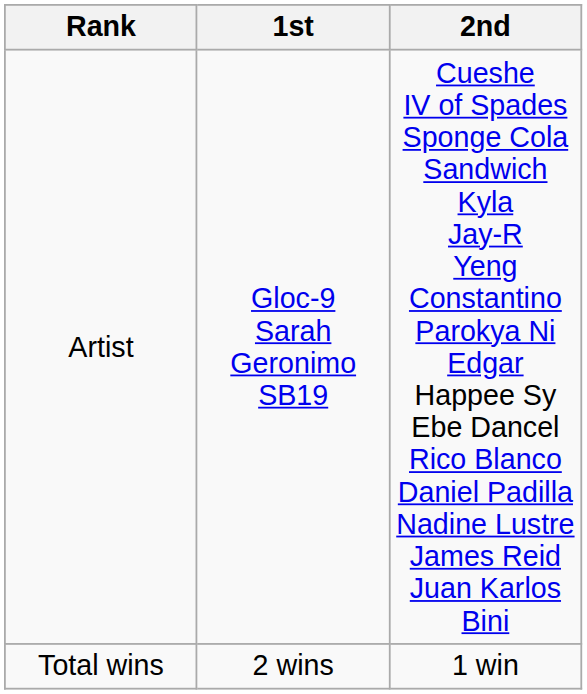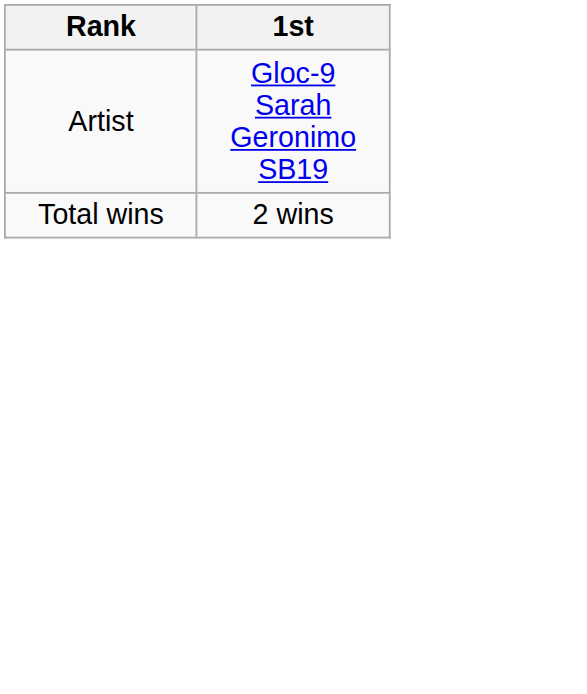- column: (485, 27)
